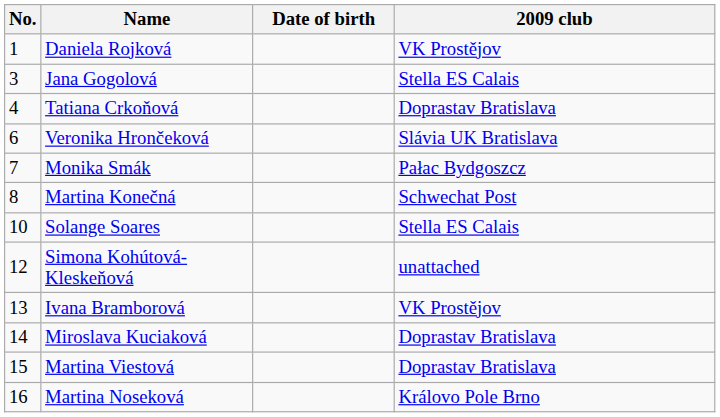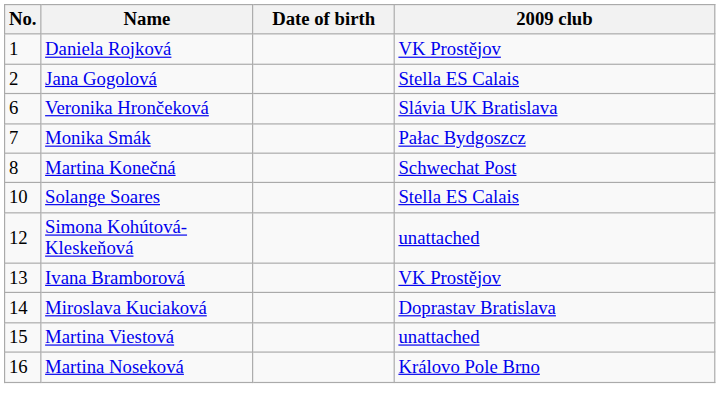(14, 78) 3 -> (14, 78) 2
- row: (112, 108)
(477, 366) Doprastav Bratislava -> (439, 337) unattached
